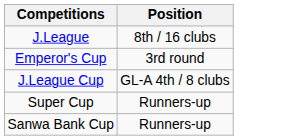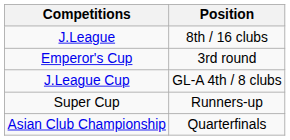- row: (61, 124)
+ row: (87, 124)
